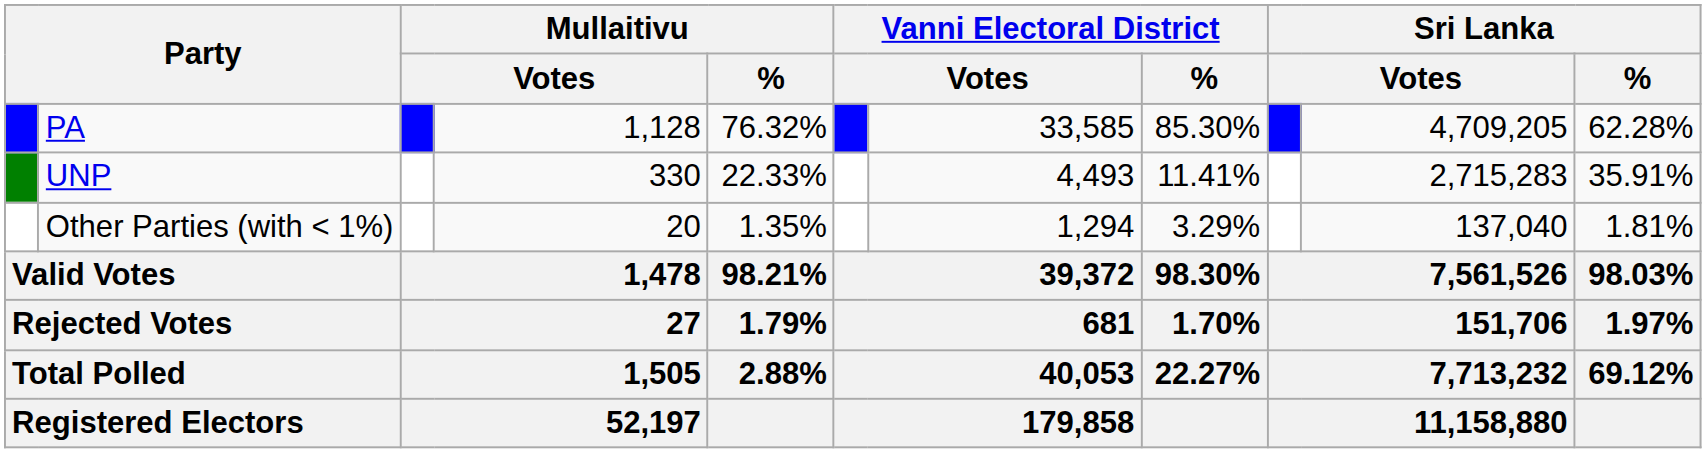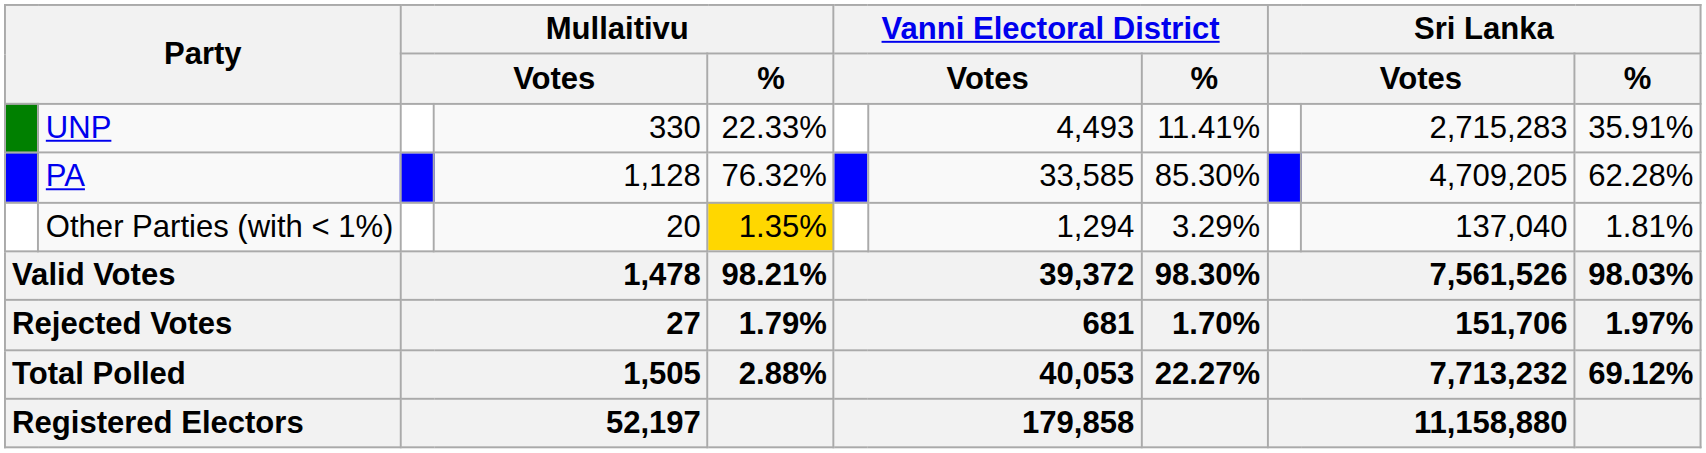rows swapped: (65, 127) <-> (79, 176)
(783, 226) no background -> (783, 226) gold background
